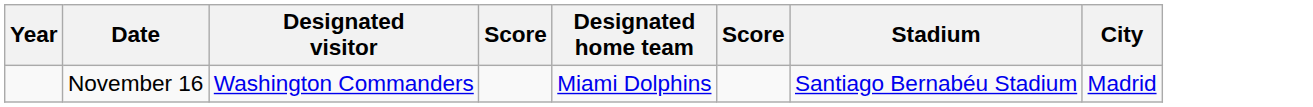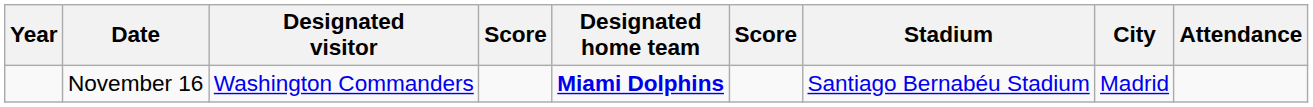+ column: (1241, 35)
(634, 83) normal -> (641, 83) bold
